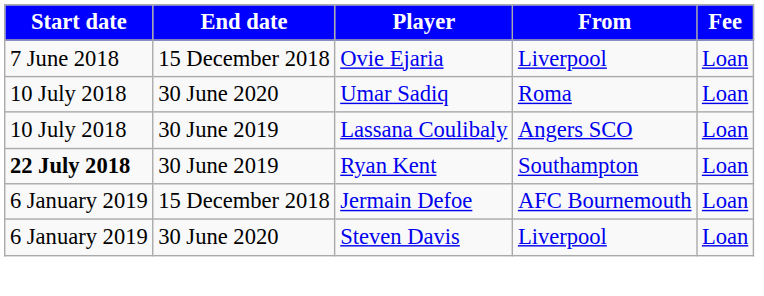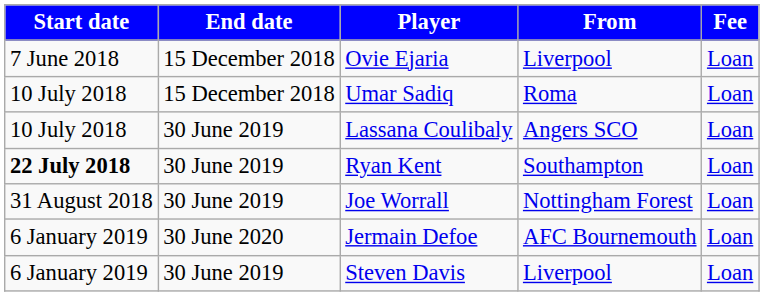(218, 93) 30 June 2020 -> (249, 93) 15 December 2018
+ row: (397, 201)
(244, 201) 15 December 2018 -> (223, 237) 30 June 2020
(218, 237) 30 June 2020 -> (223, 272) 30 June 2019
